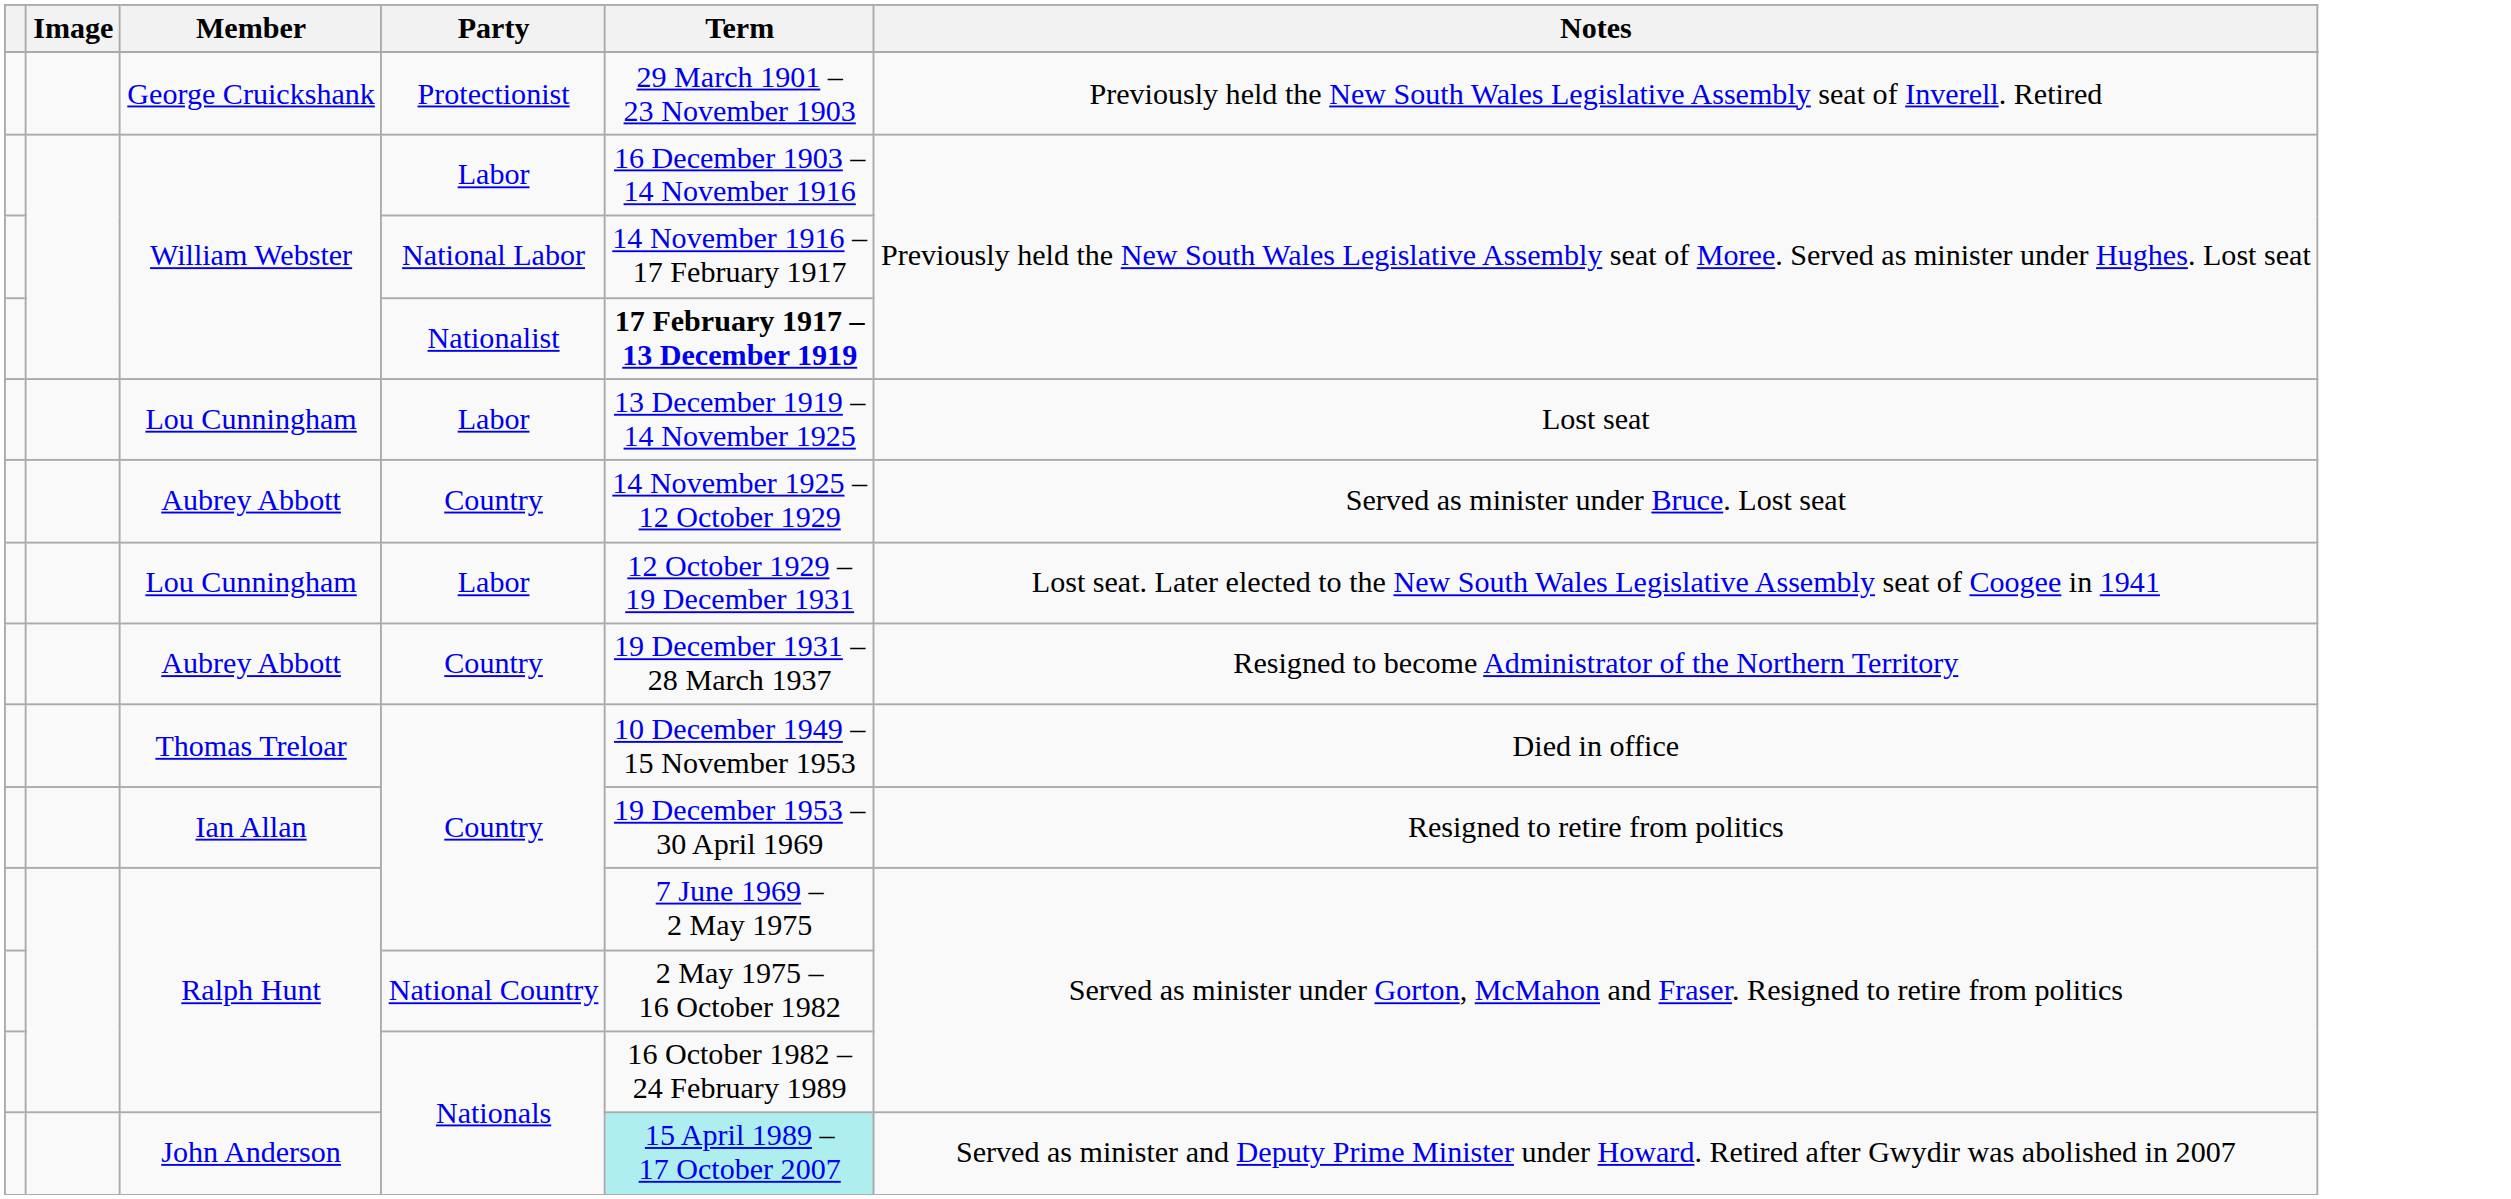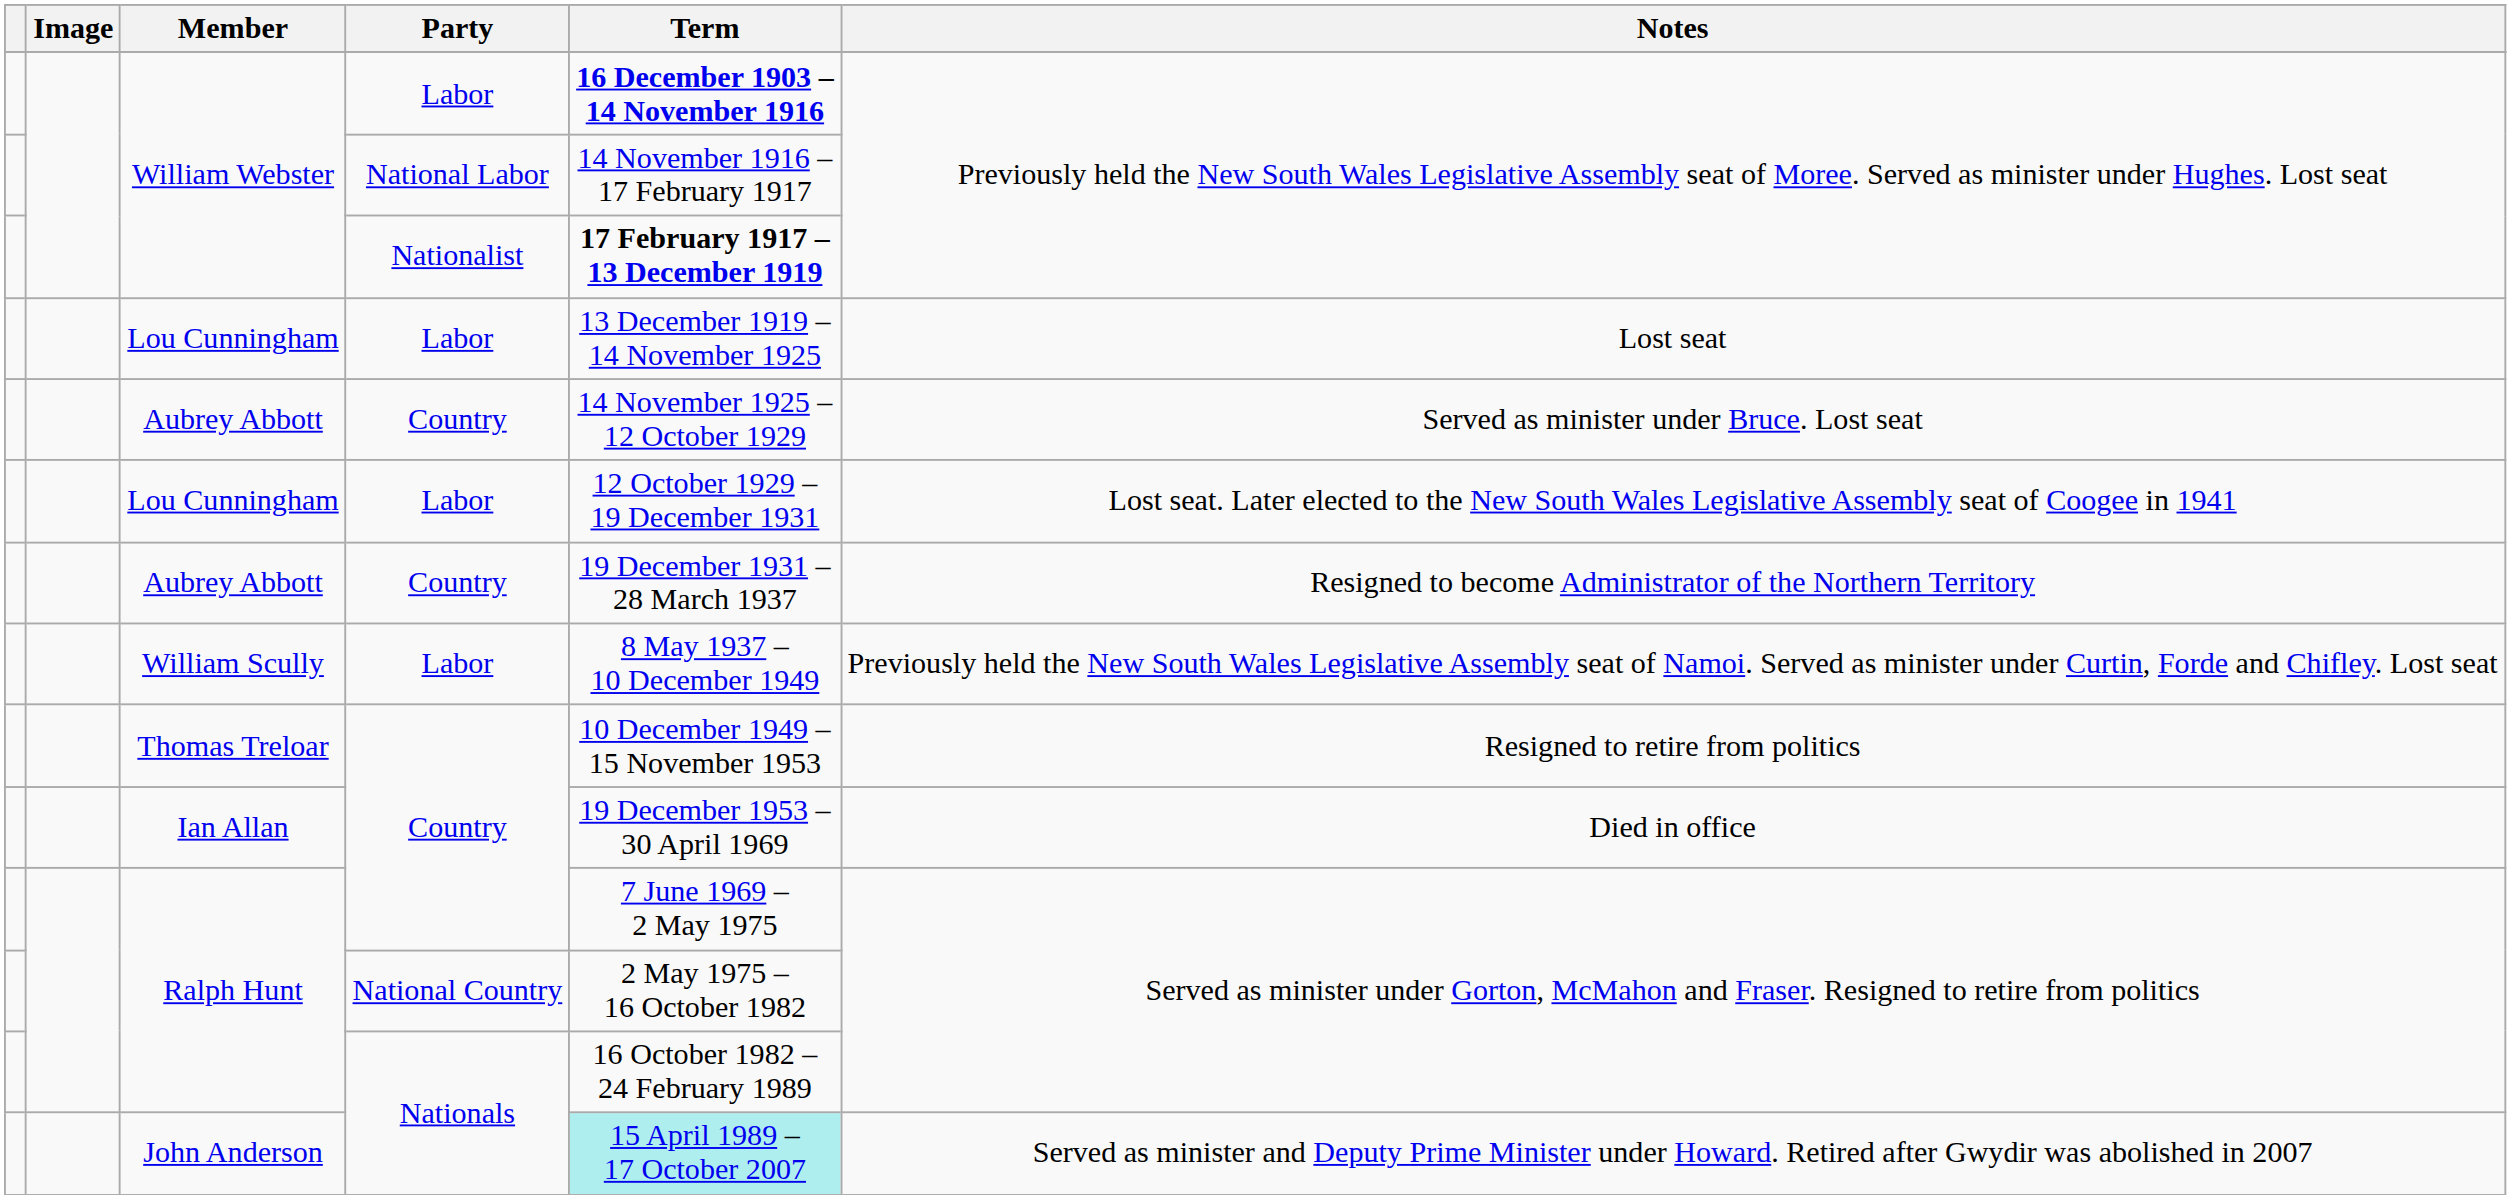- row: (251, 92)
(740, 174) normal -> (705, 92) bold
+ row: (233, 663)
(1596, 745) Died in office -> (1673, 745) Resigned to retire from politics
(1596, 826) Resigned to retire from politics -> (1673, 826) Died in office
